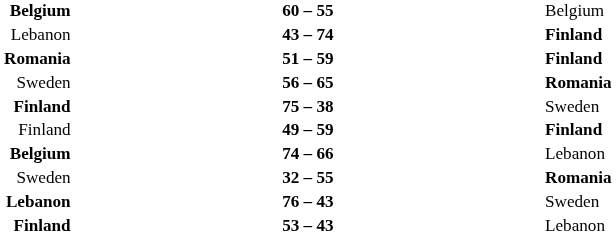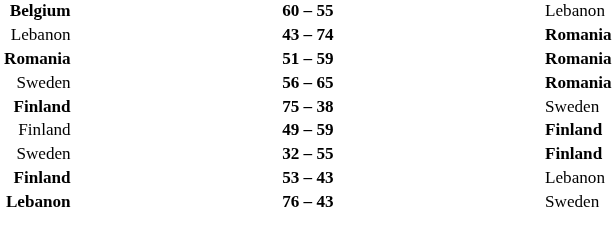(575, 10) Belgium -> (575, 10) Lebanon
(574, 34) Finland -> (578, 34) Romania
(574, 58) Finland -> (578, 58) Romania
- row: (308, 153)
(578, 177) Romania -> (574, 153) Finland
rows swapped: (308, 201) <-> (308, 225)
